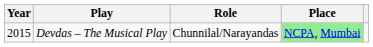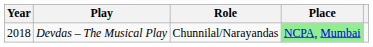(19, 32) 2015 -> (19, 32) 2018
